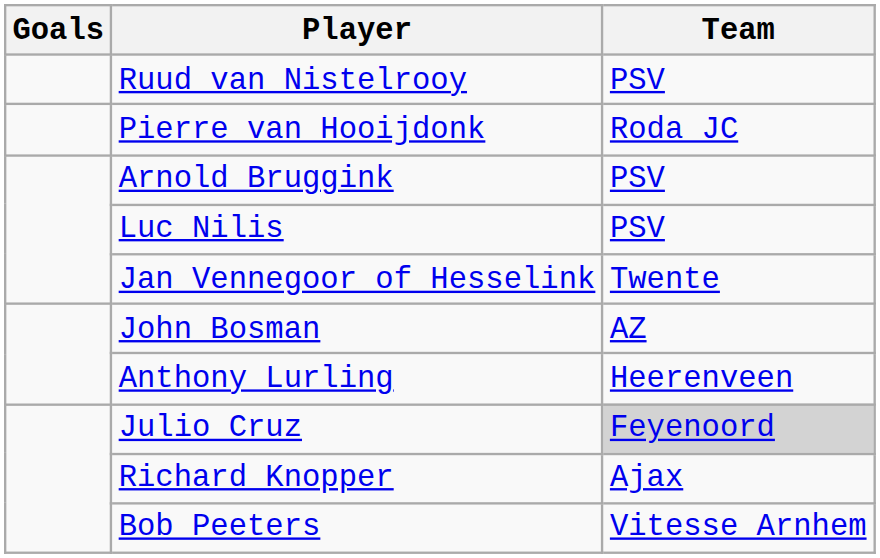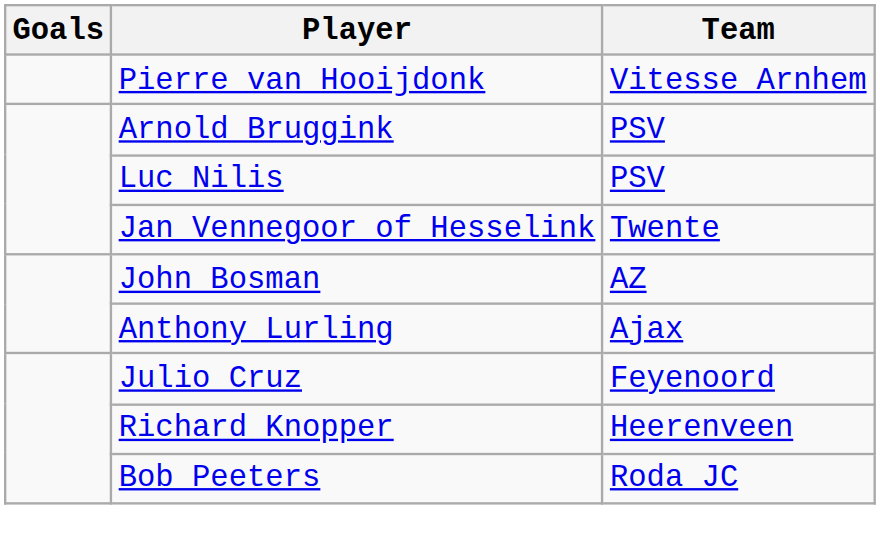- row: (293, 80)
(674, 130) Roda JC -> (738, 80) Vitesse Arnhem
(702, 379) Heerenveen -> (647, 329) Ajax
(692, 428) lightgrey background -> (692, 379) no background
(647, 478) Ajax -> (702, 428) Heerenveen
(738, 528) Vitesse Arnhem -> (674, 478) Roda JC
